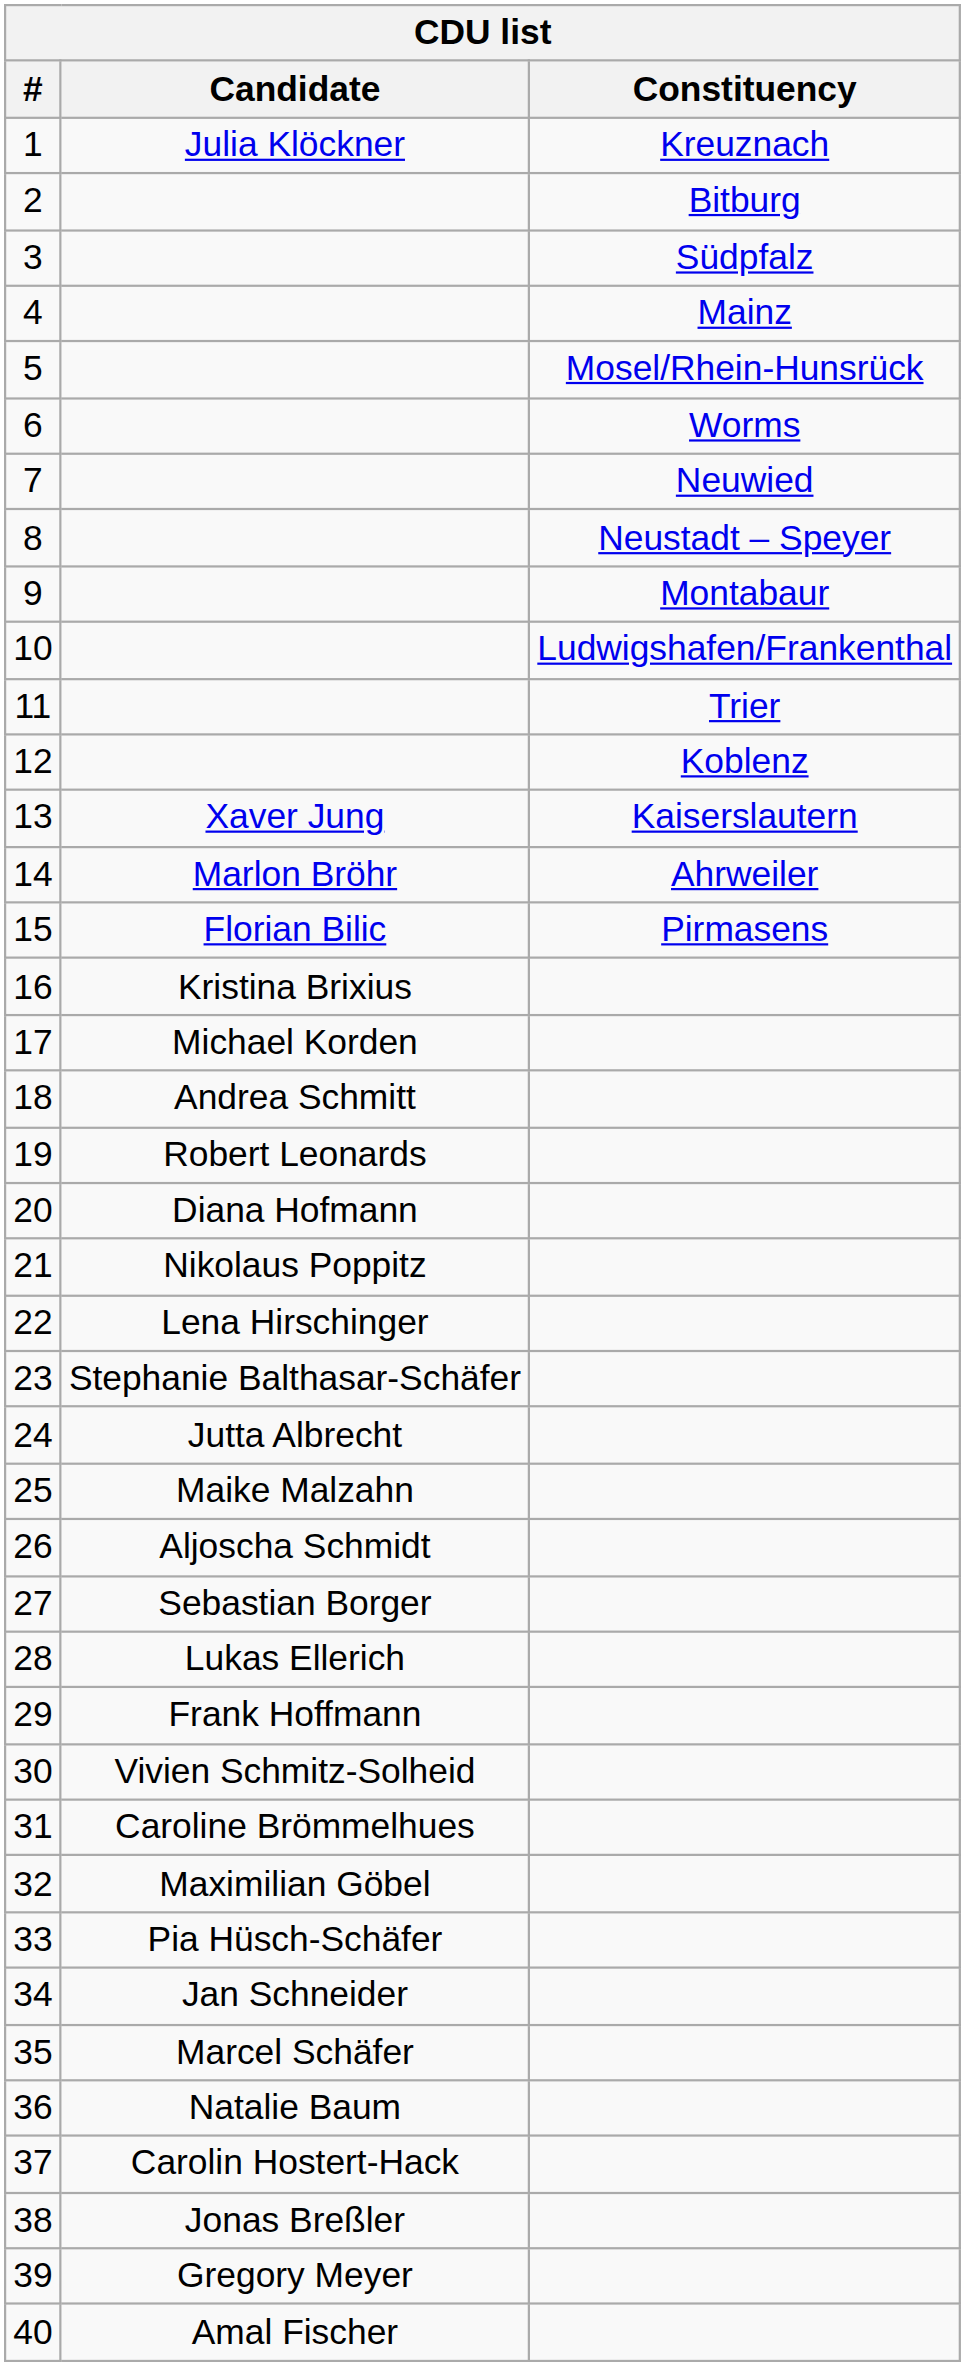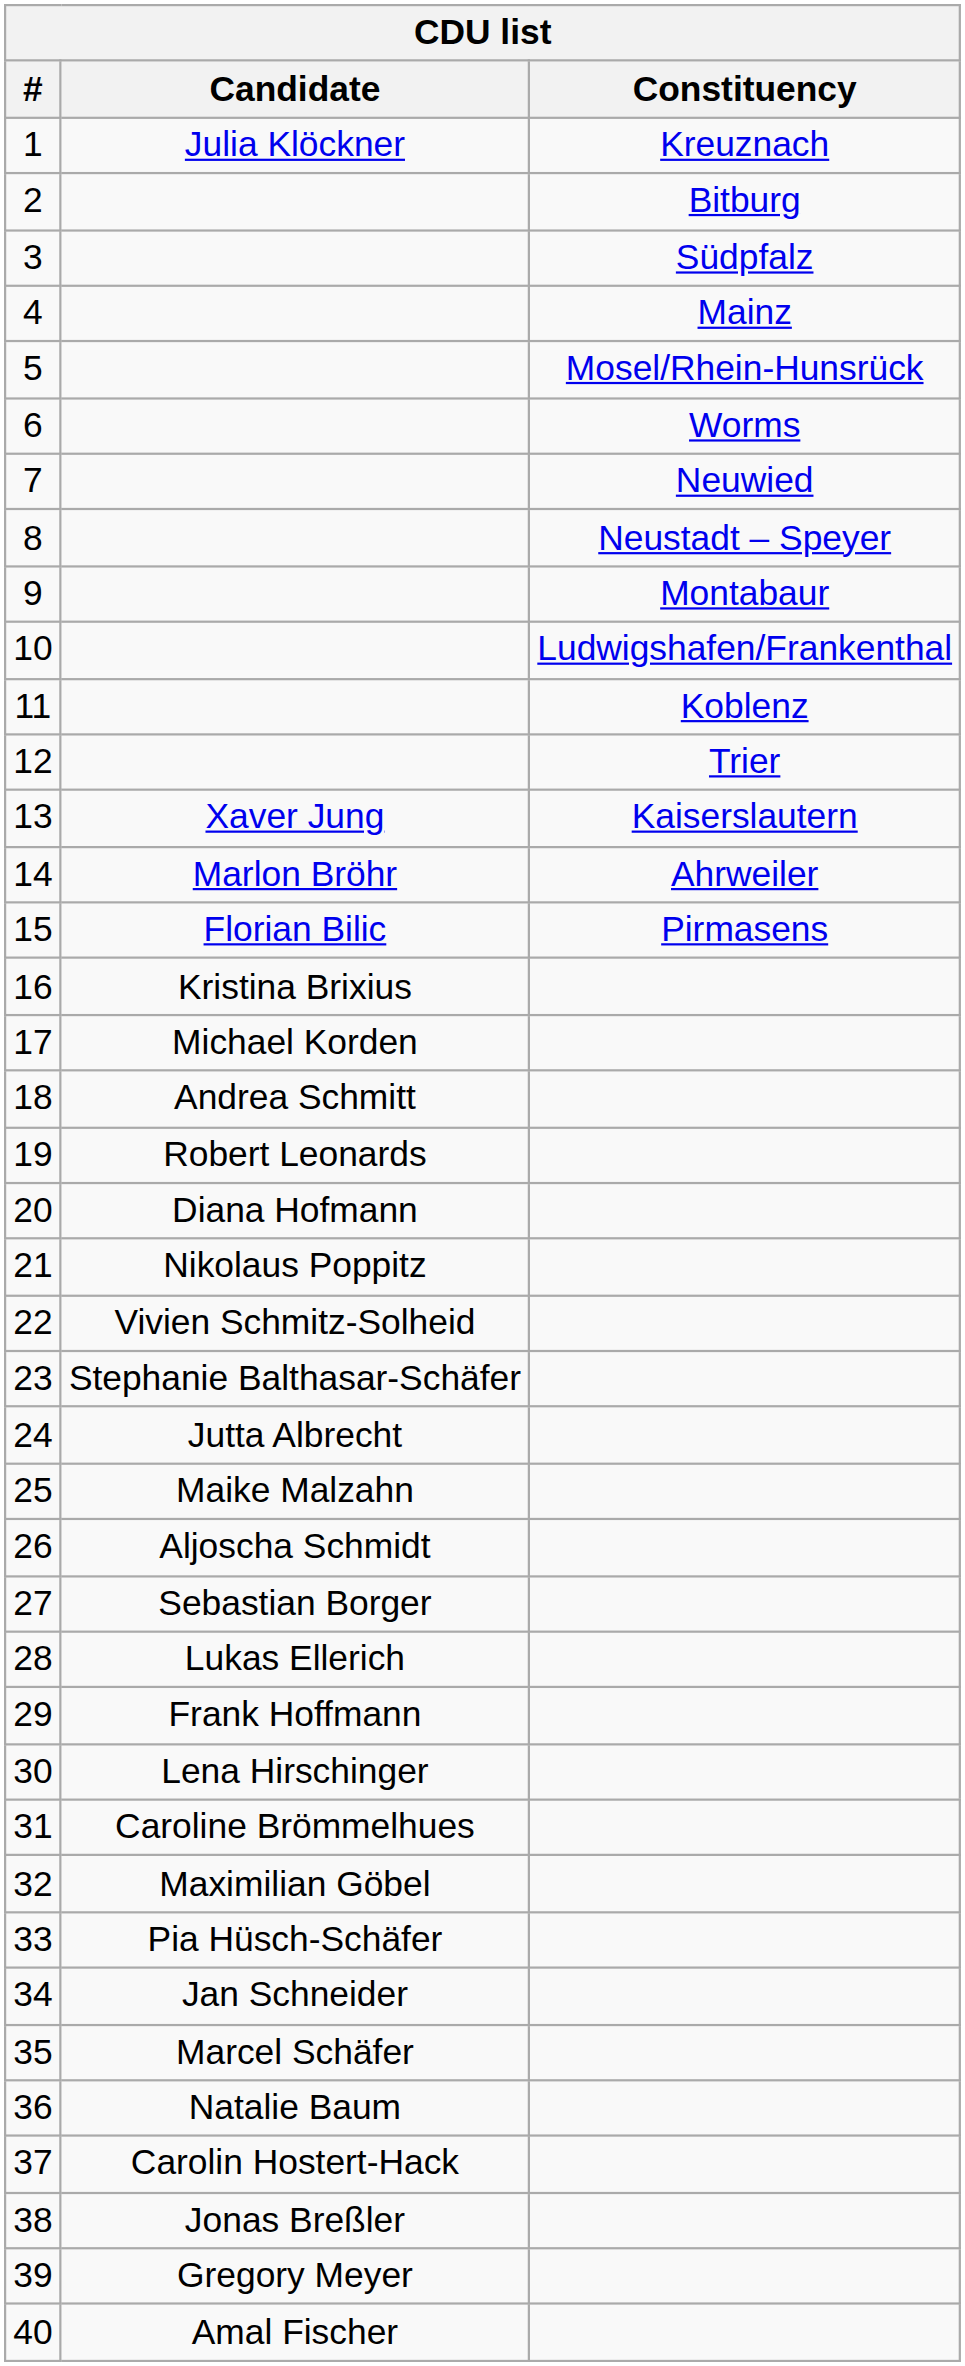(745, 705) Trier -> (745, 705) Koblenz
(745, 761) Koblenz -> (745, 761) Trier
(295, 1322) Lena Hirschinger -> (295, 1322) Vivien Schmitz-Solheid
(295, 1770) Vivien Schmitz-Solheid -> (295, 1770) Lena Hirschinger
